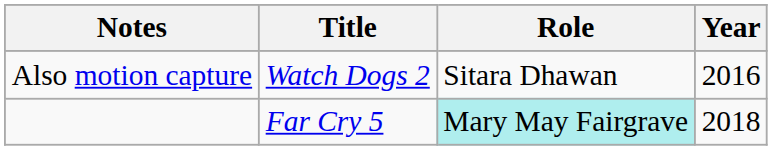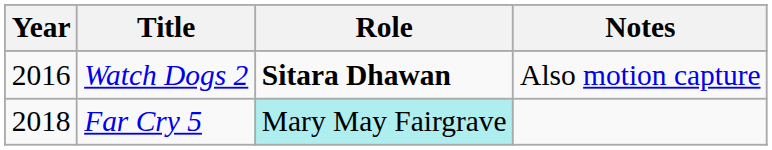columns swapped: (731, 27) <-> (132, 27)
(530, 74) normal -> (356, 74) bold
